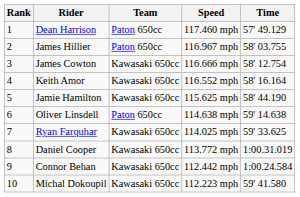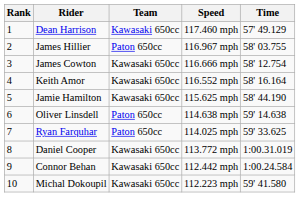(137, 30) Paton 650cc -> (145, 30) Kawasaki 650cc
(145, 132) Kawasaki 650cc -> (137, 132) Paton 650cc
